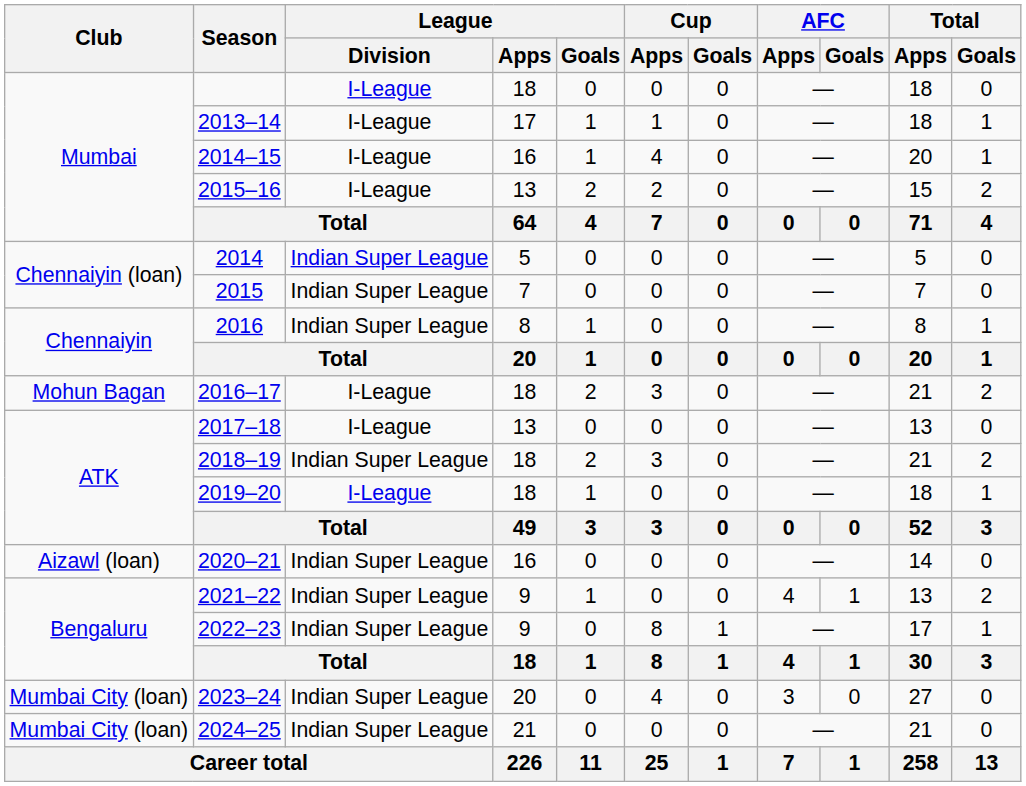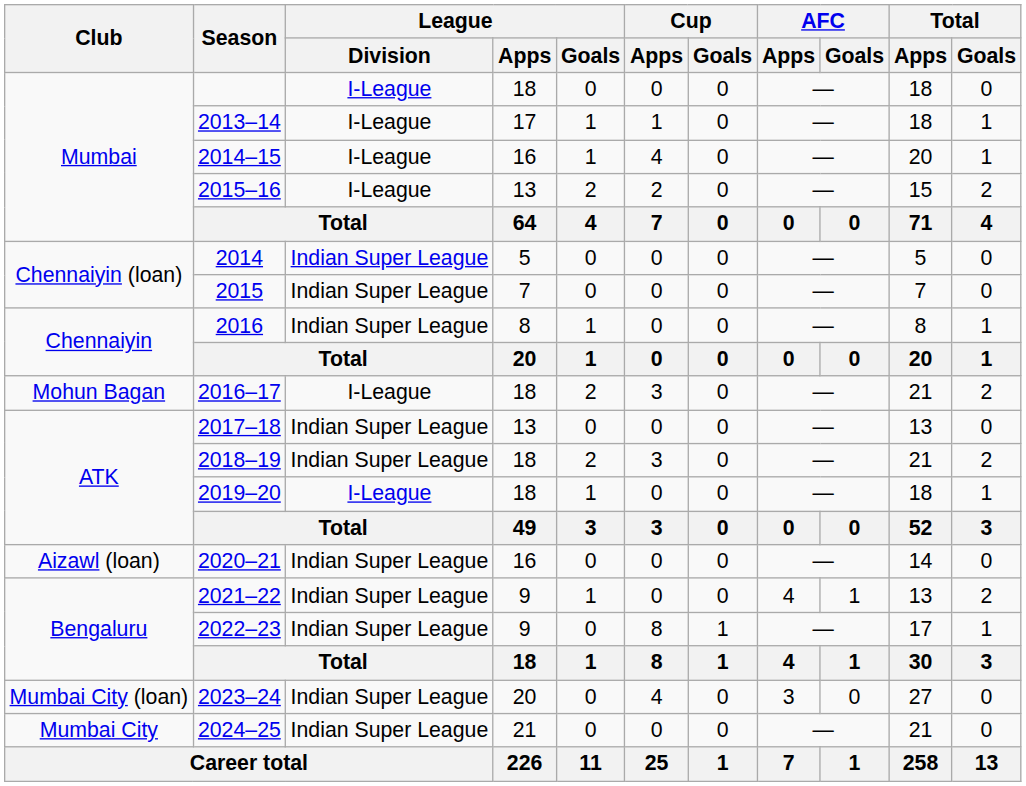(389, 426) I-League -> (389, 426) Indian Super League
(99, 730) Mumbai City (loan) -> (99, 730) Mumbai City
